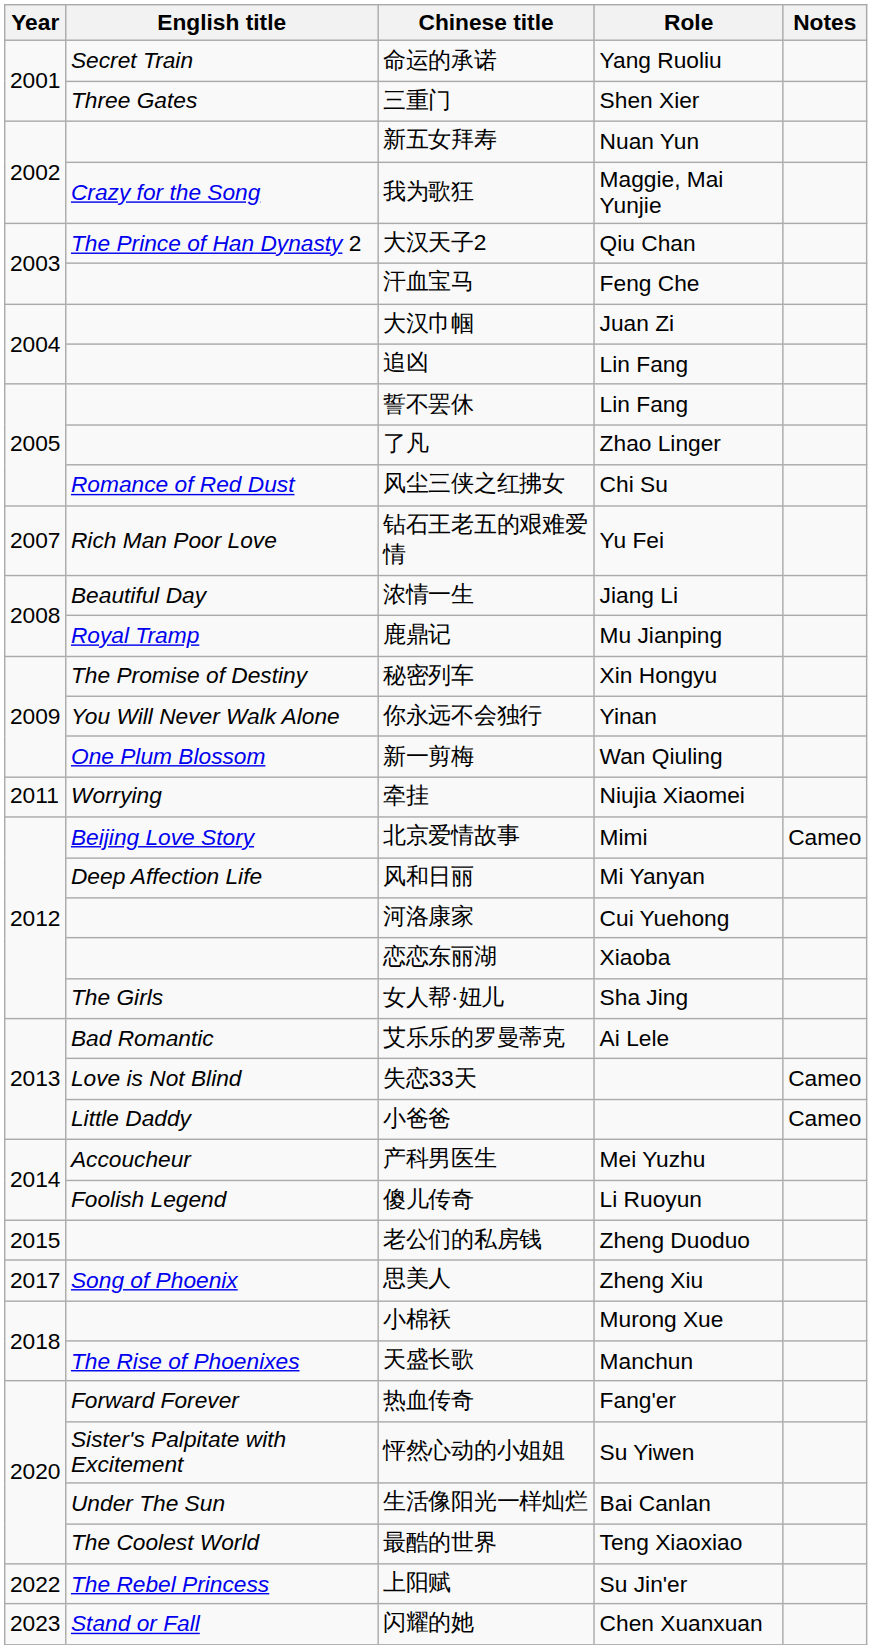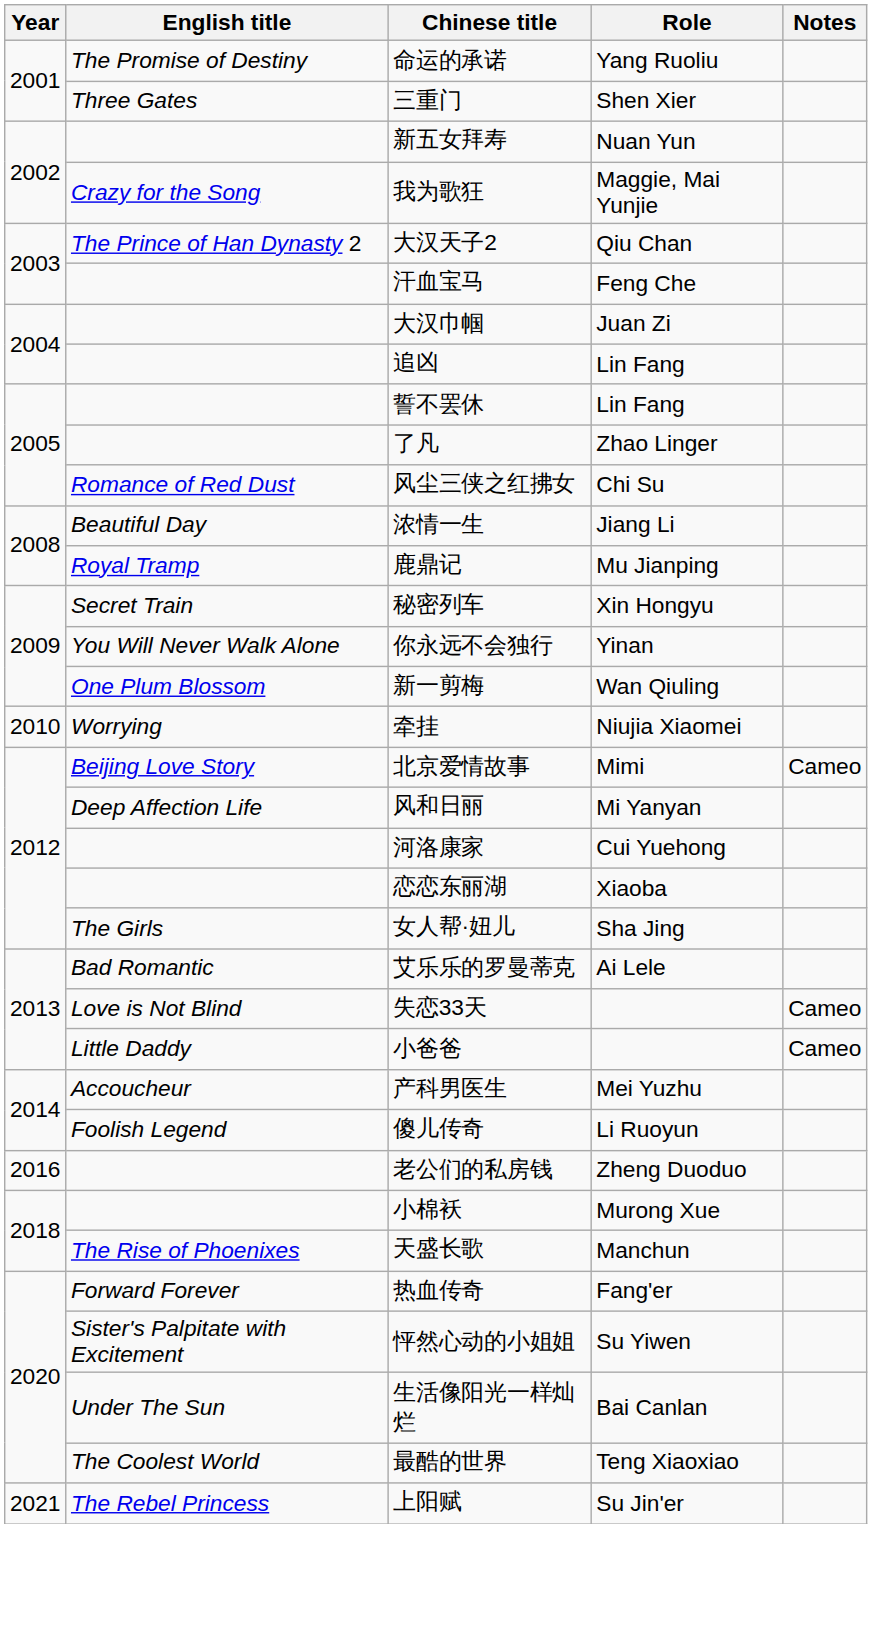(132, 60) Secret Train -> (189, 60) The Promise of Destiny
- row: (485, 539)
(189, 675) The Promise of Destiny -> (132, 605) Secret Train
(34, 796) 2011 -> (35, 726) 2010
(35, 1239) 2015 -> (35, 1169) 2016
- row: (417, 1279)
(35, 1583) 2022 -> (35, 1503) 2021
- row: (428, 1623)
